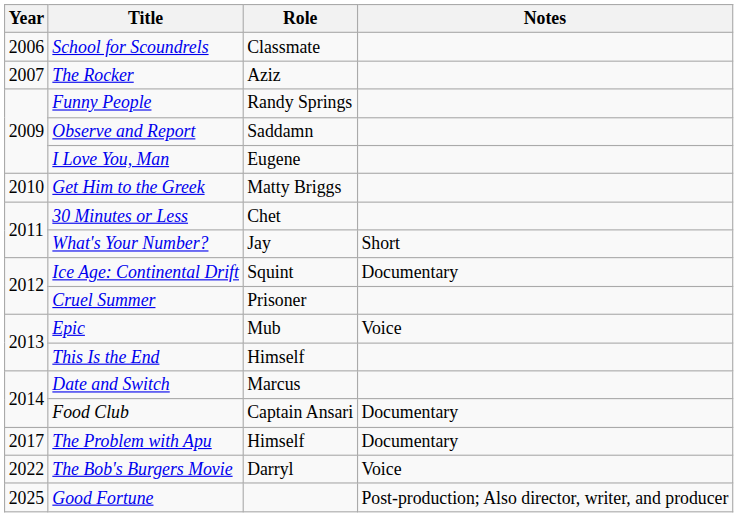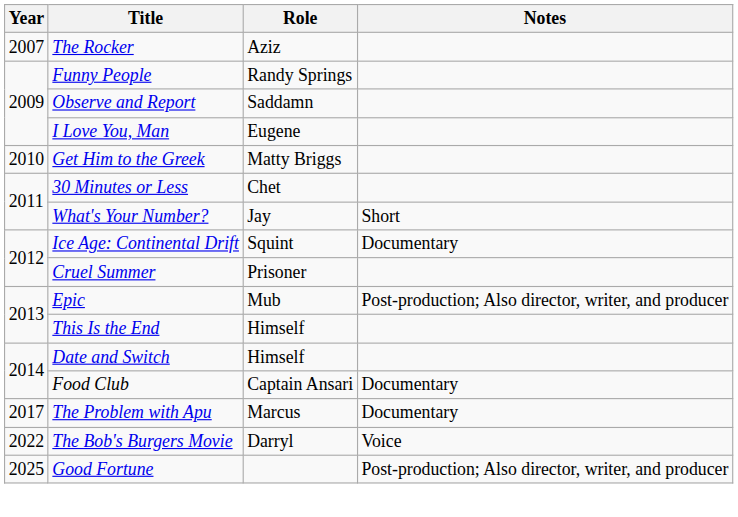- row: (130, 46)
(381, 328) Voice -> (545, 300) Post-production; Also director, writer, and producer
(274, 384) Marcus -> (276, 356) Himself
(276, 441) Himself -> (274, 412) Marcus
